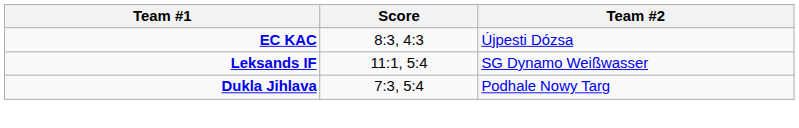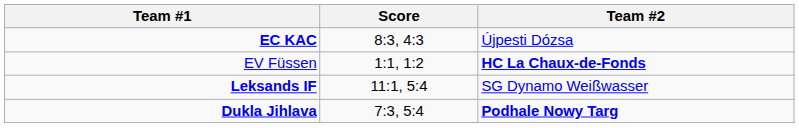+ row: (280, 63)
(546, 87) normal -> (550, 110) bold
